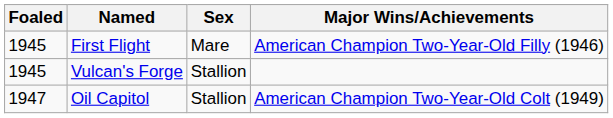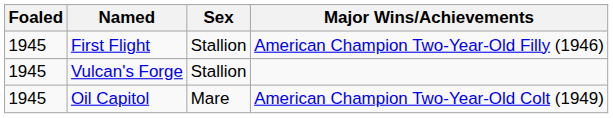(210, 44) Mare -> (219, 44) Stallion
(27, 98) 1947 -> (27, 98) 1945
(219, 98) Stallion -> (210, 98) Mare
